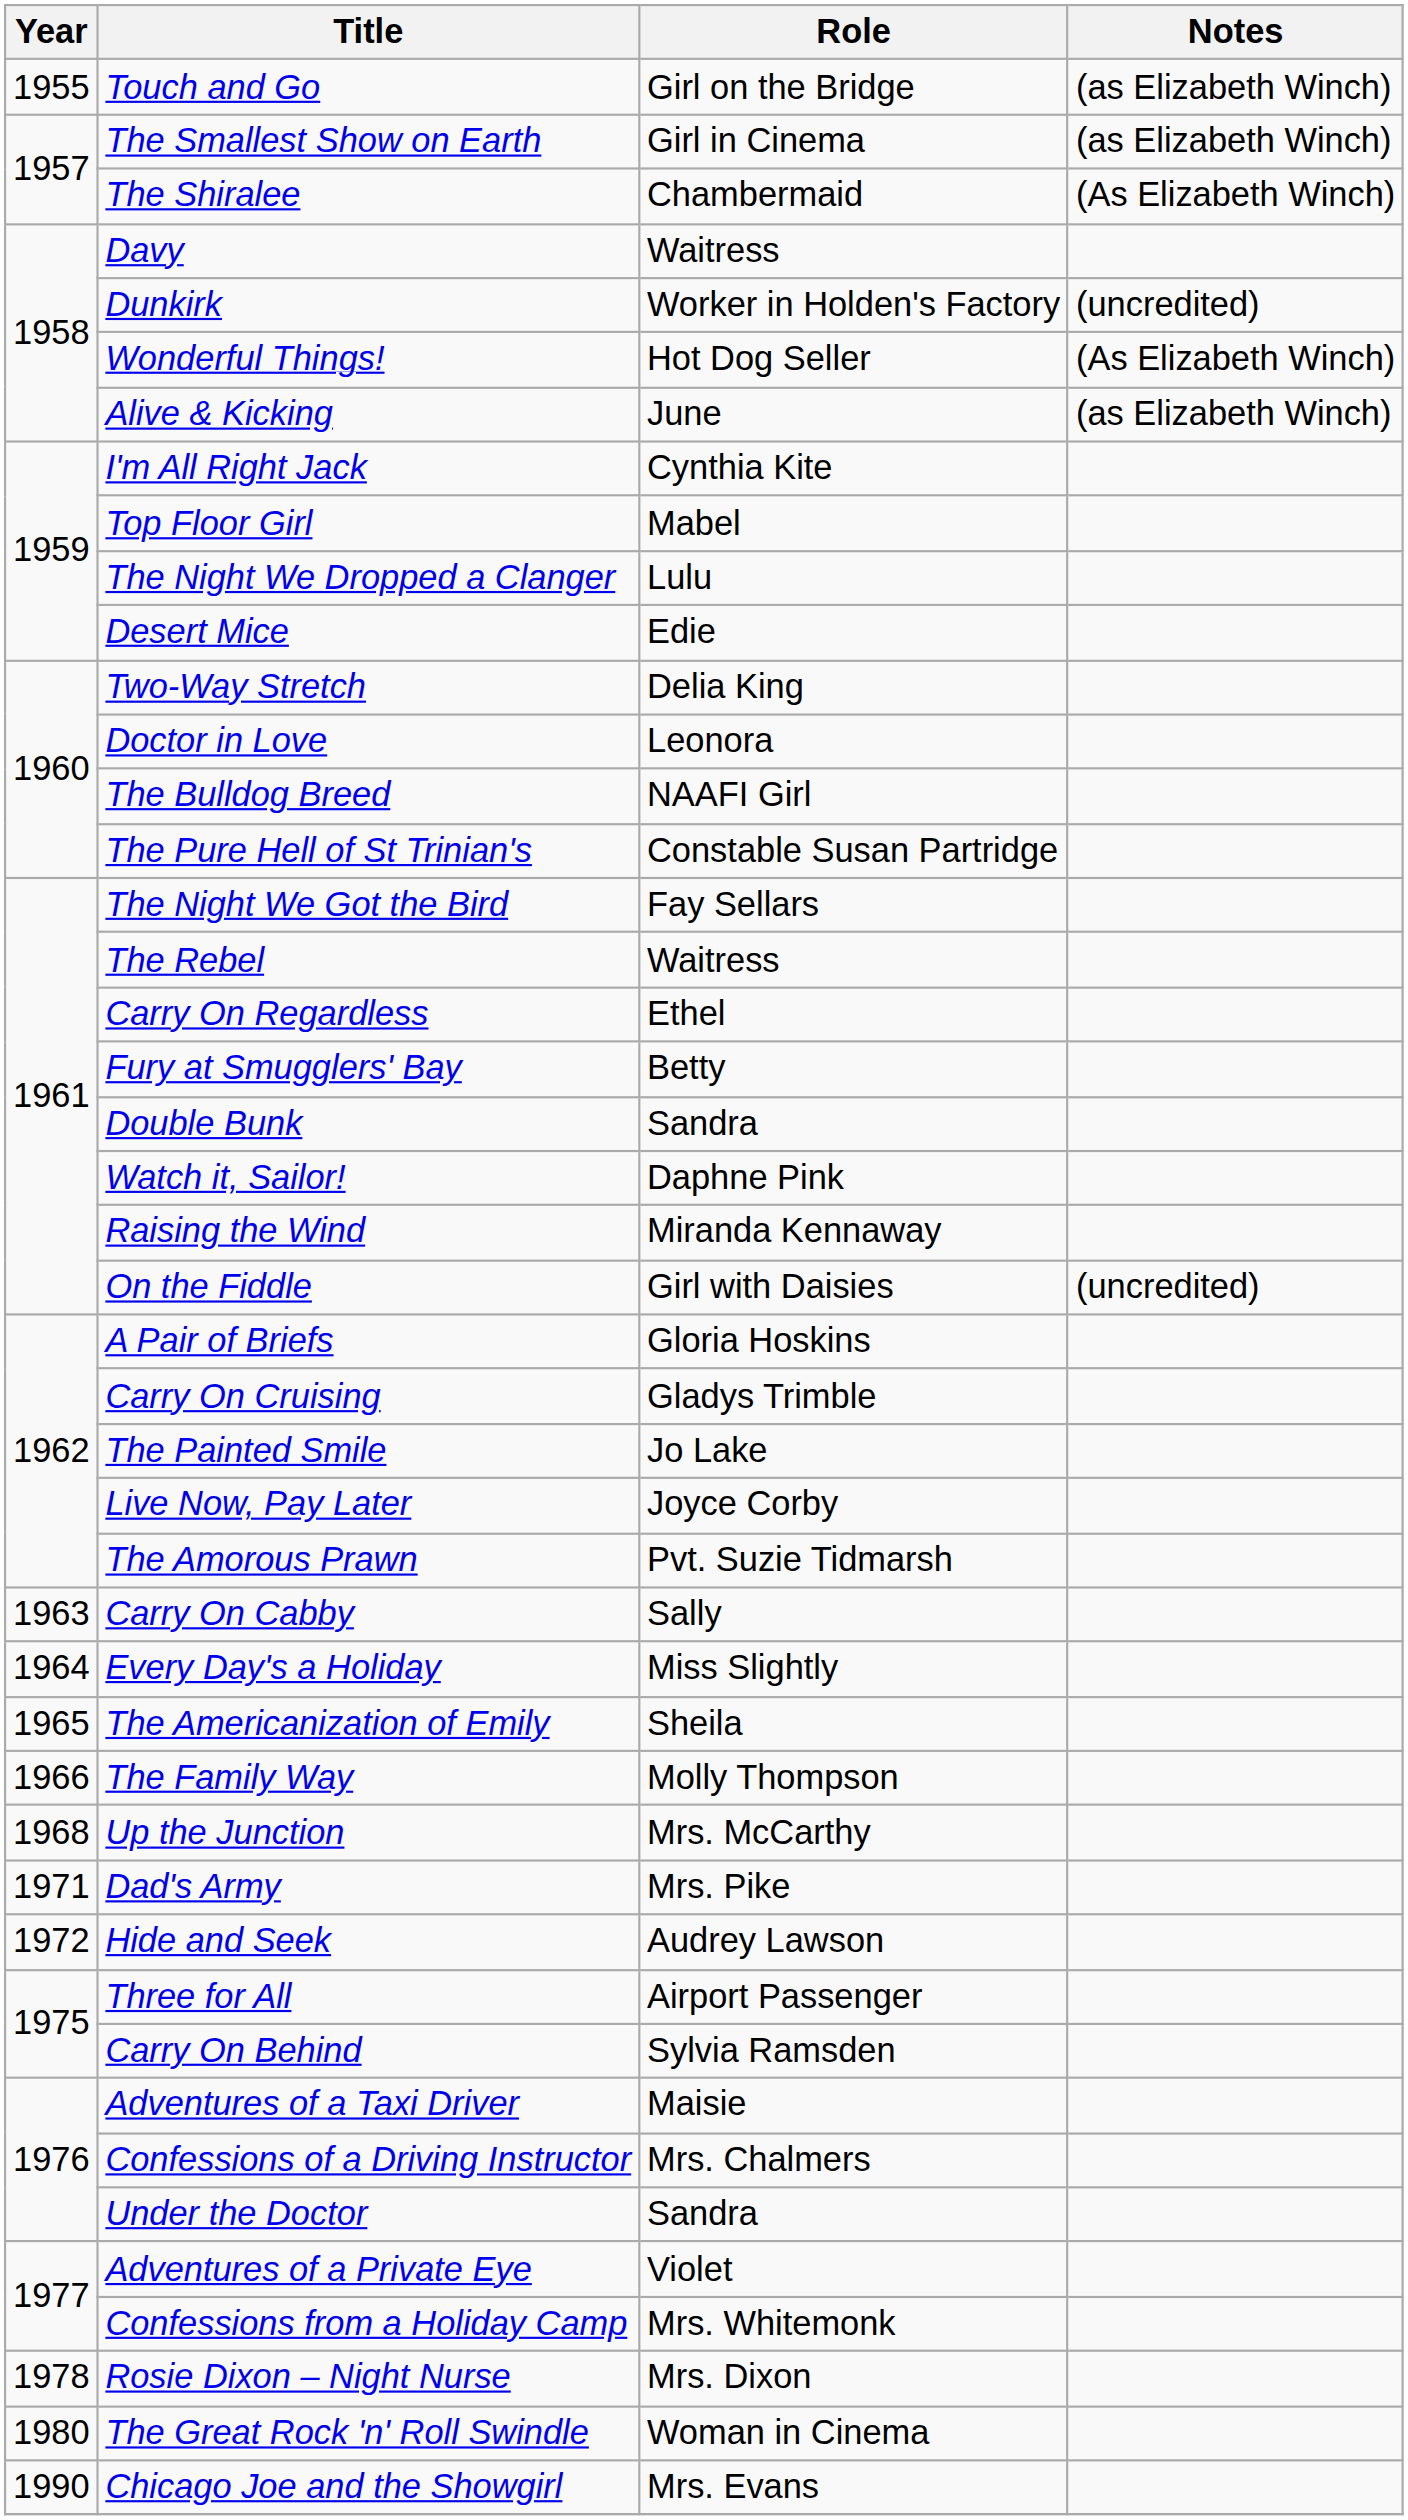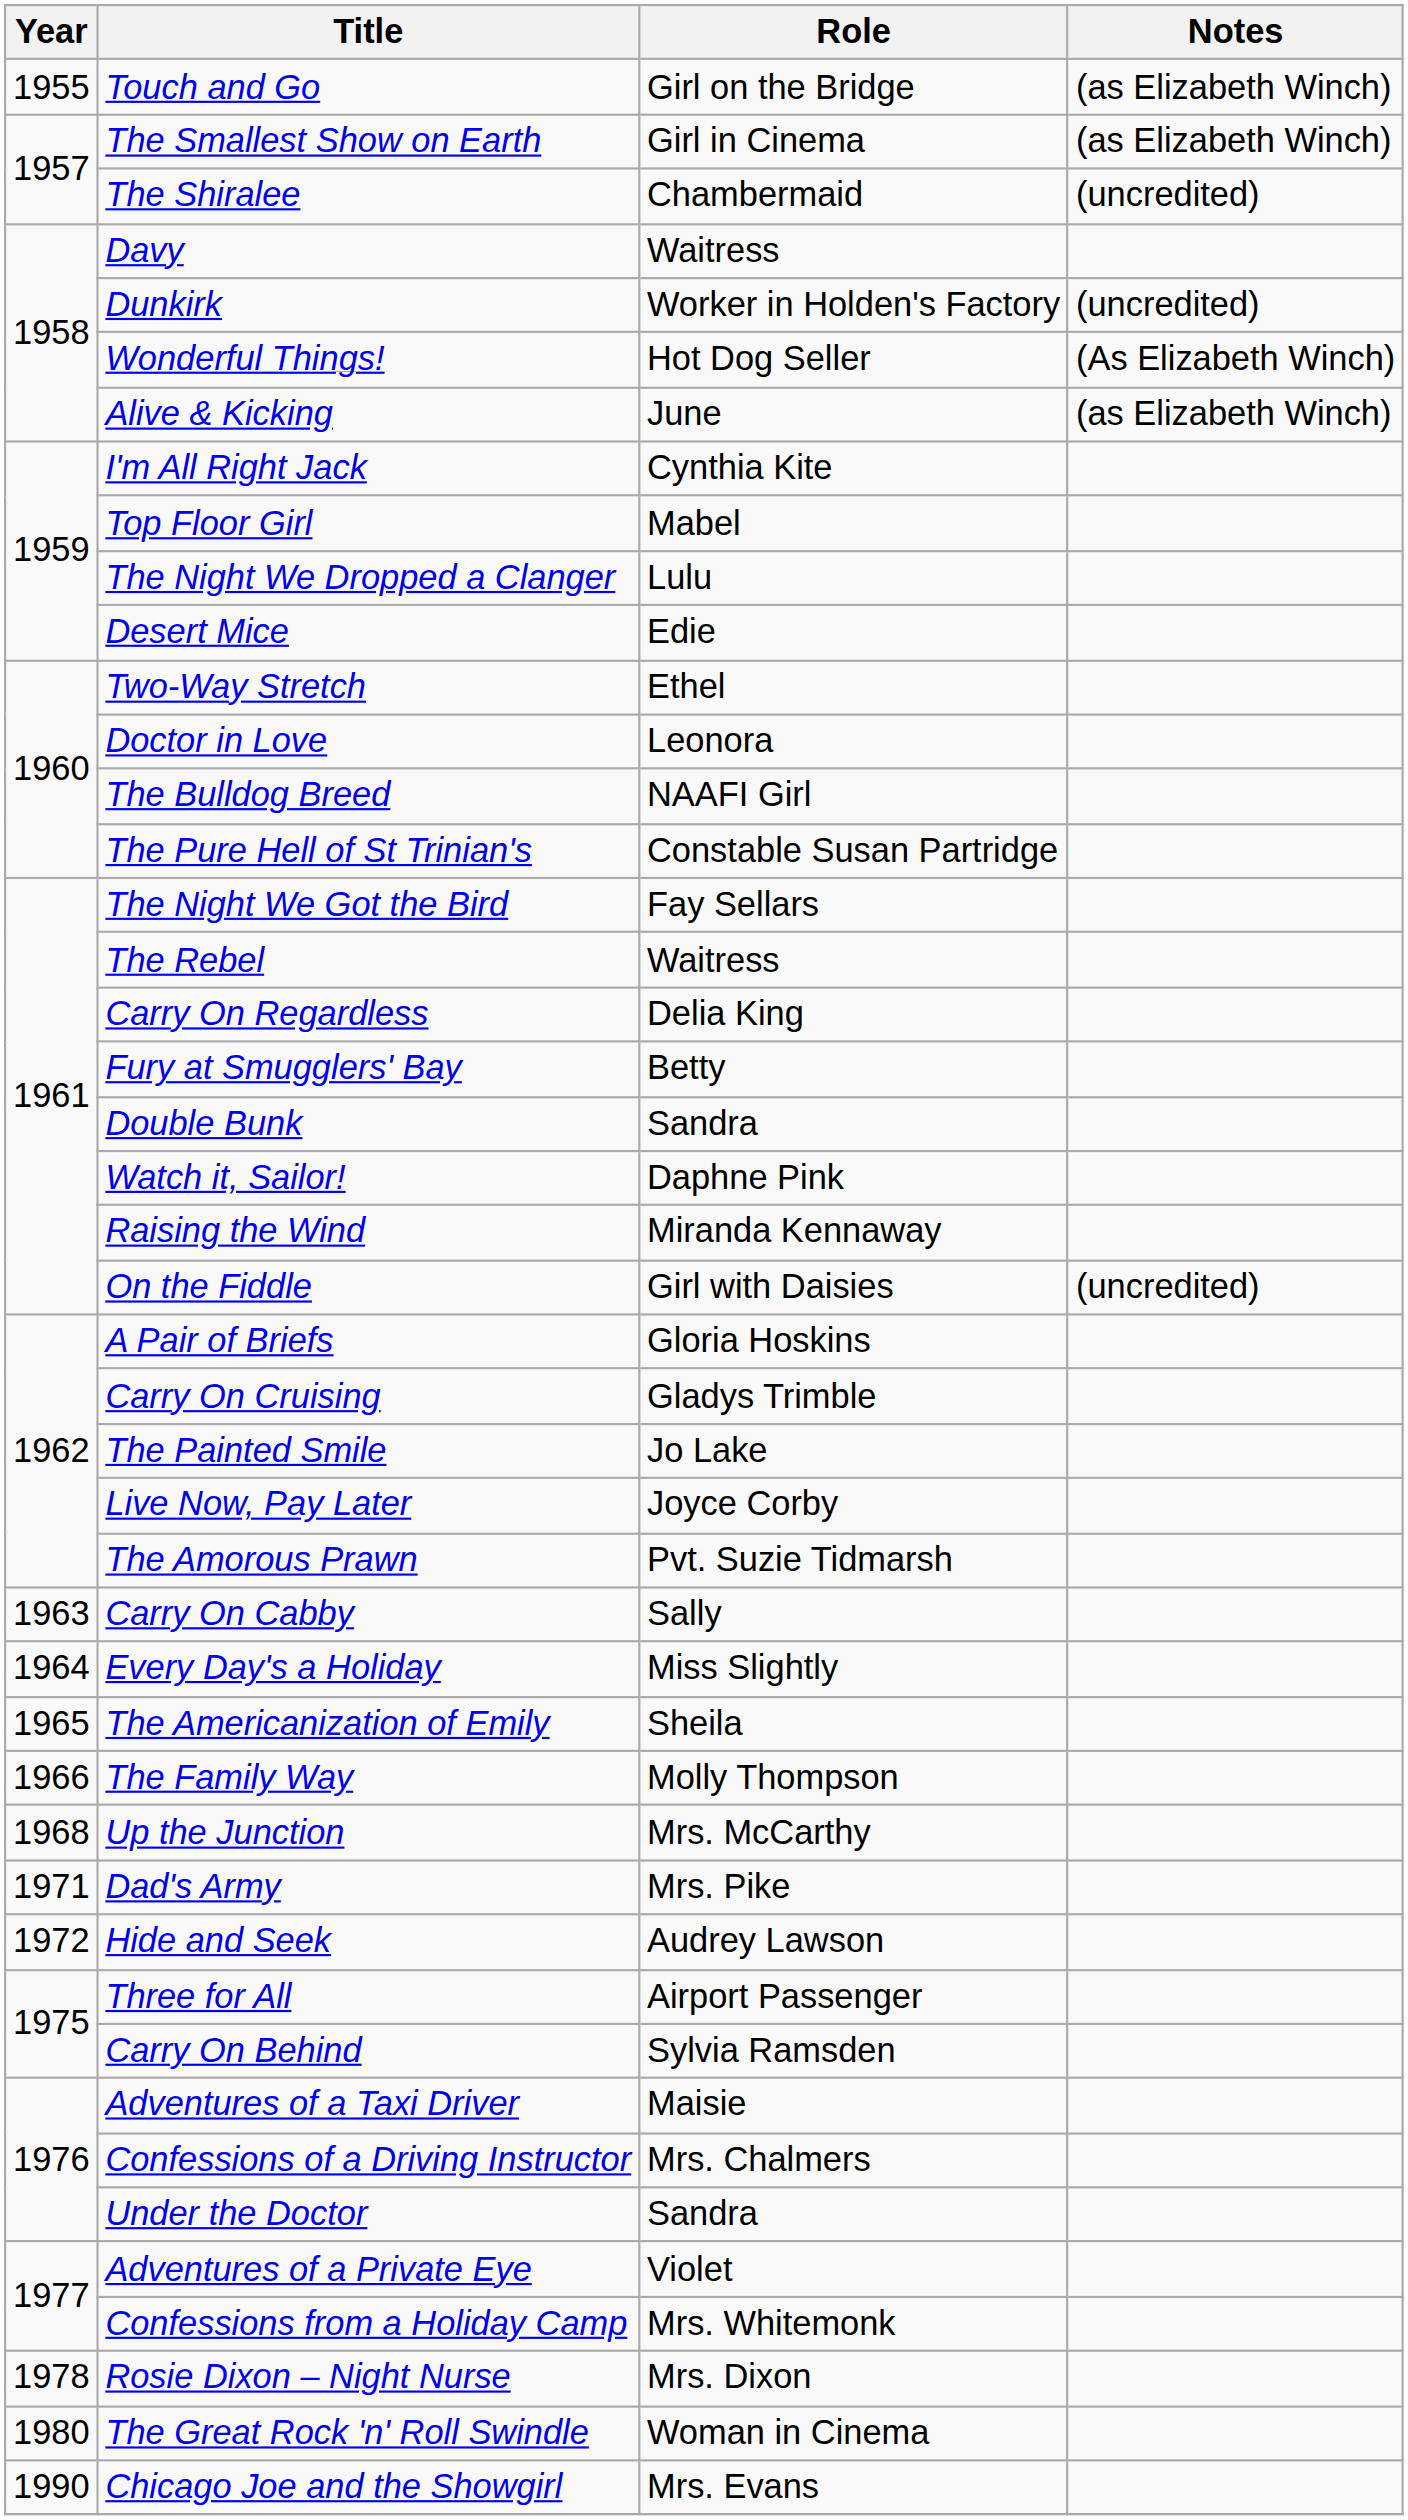(1236, 195) (As Elizabeth Winch) -> (1168, 195) (uncredited)
(725, 686) Delia King -> (686, 686) Ethel
(686, 1013) Ethel -> (725, 1013) Delia King
